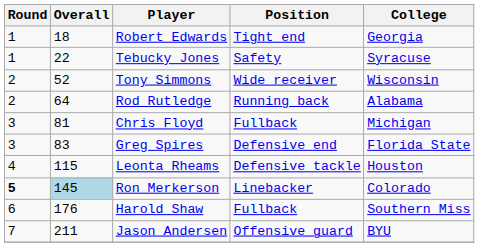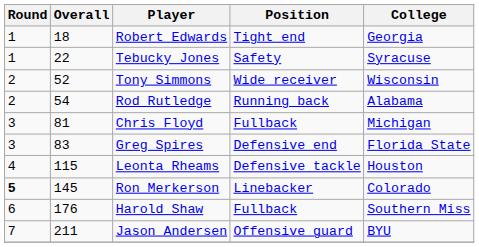(62, 102) 64 -> (62, 102) 54
(66, 188) lightblue background -> (66, 188) no background
